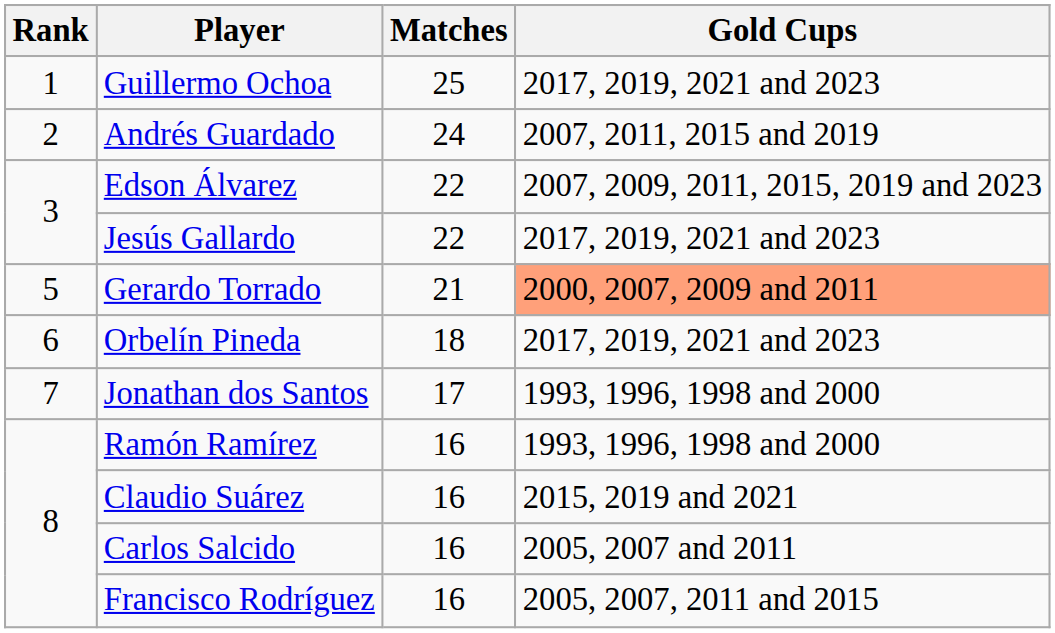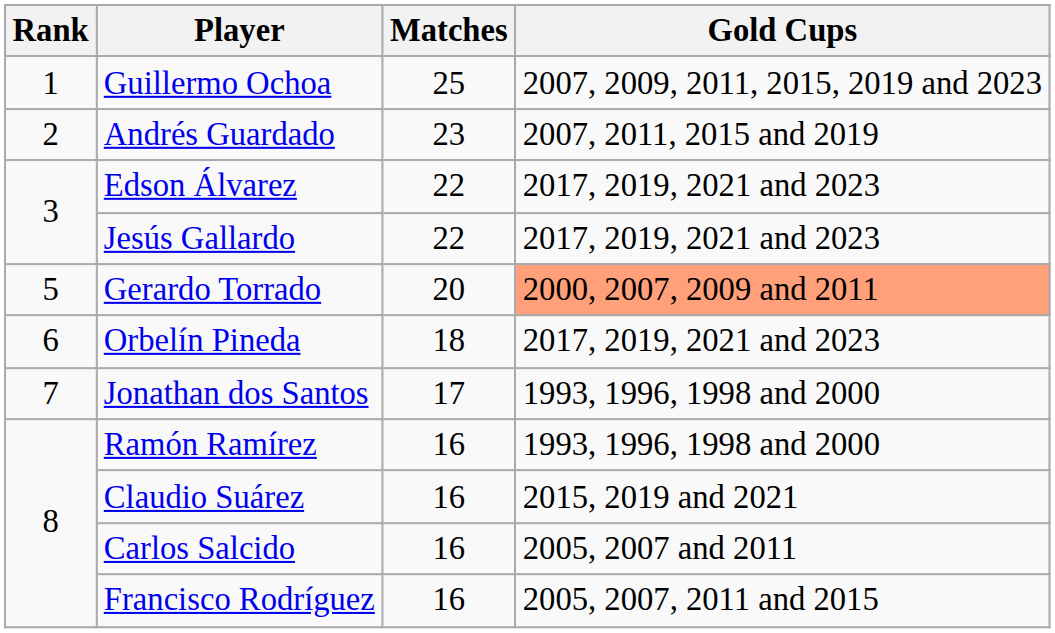(701, 82) 2017, 2019, 2021 and 2023 -> (782, 82) 2007, 2009, 2011, 2015, 2019 and 2023
(449, 133) 24 -> (449, 133) 23
(782, 185) 2007, 2009, 2011, 2015, 2019 and 2023 -> (701, 185) 2017, 2019, 2021 and 2023
(449, 289) 21 -> (449, 289) 20
